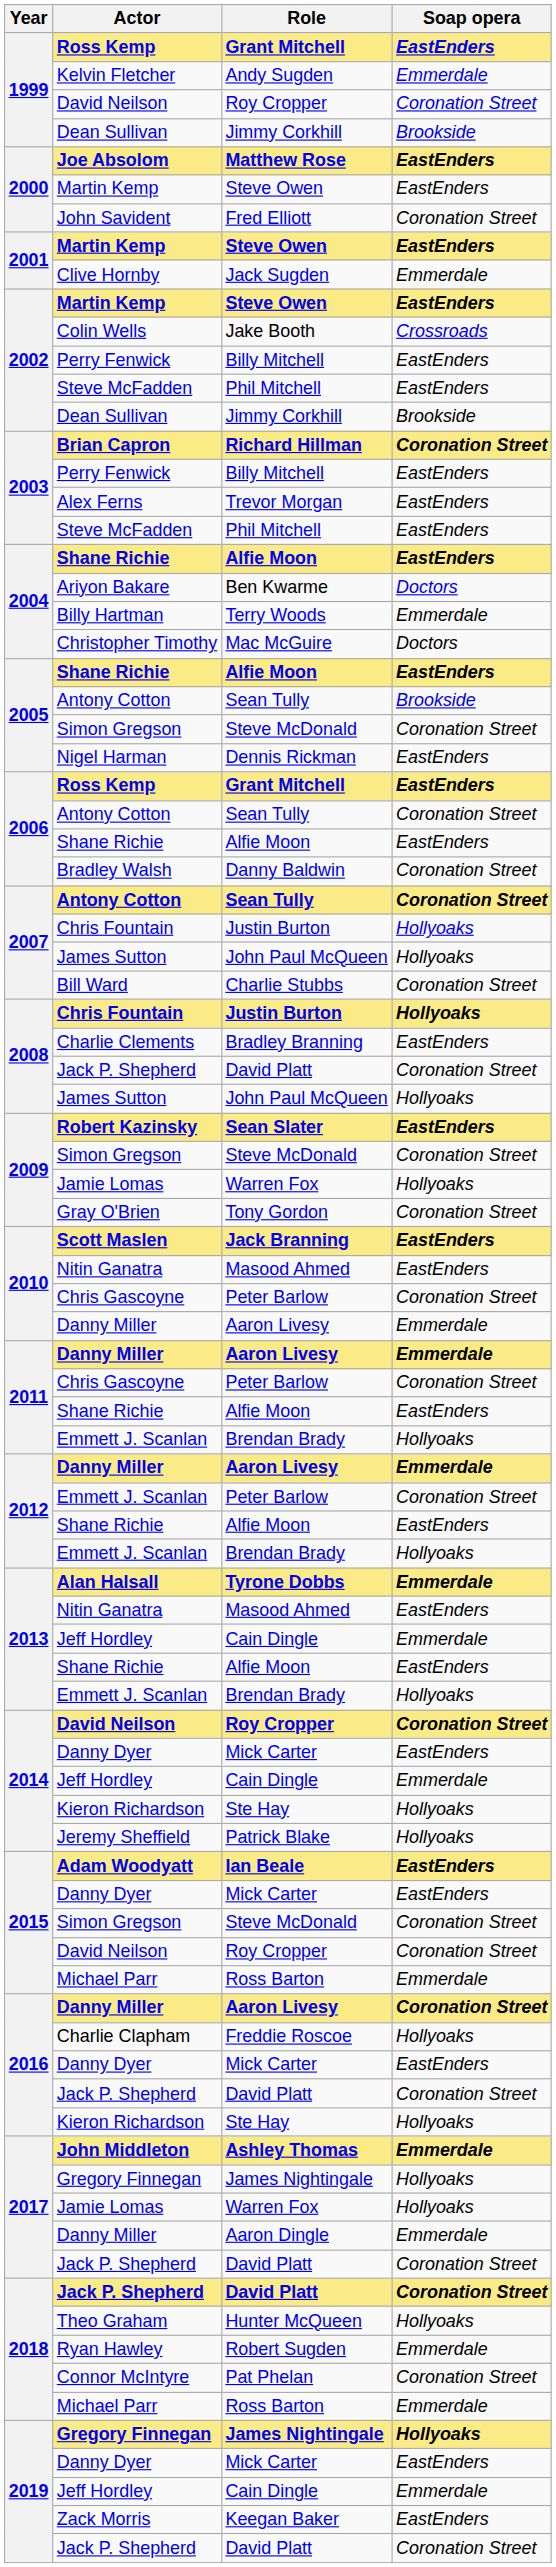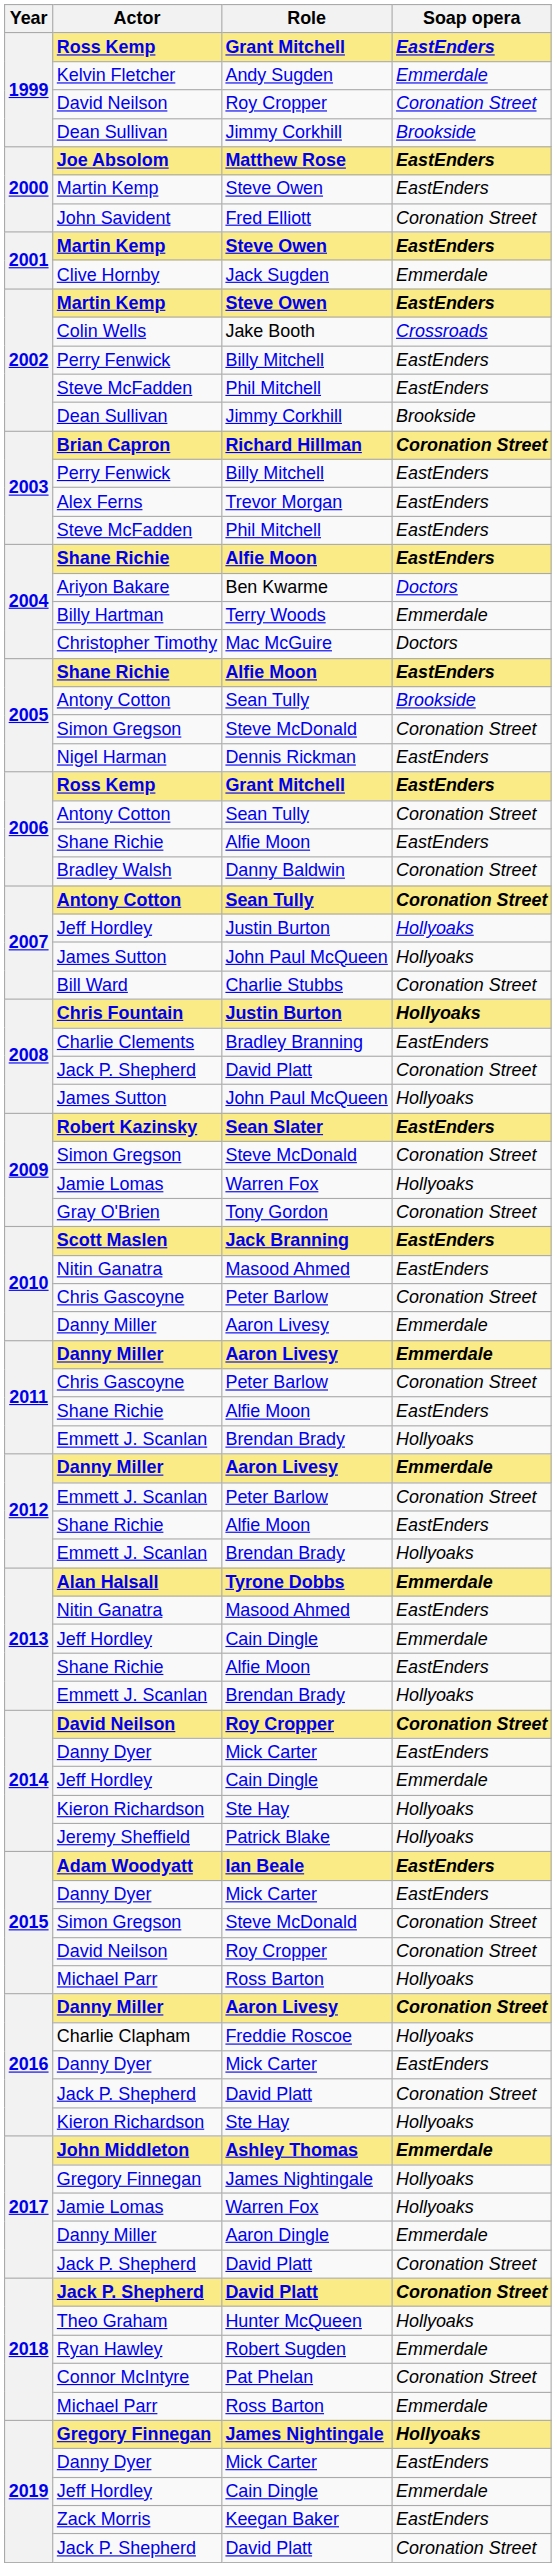(115, 928) Chris Fountain -> (104, 928) Jeff Hordley
(442, 1979) Emmerdale -> (435, 1979) Hollyoaks
